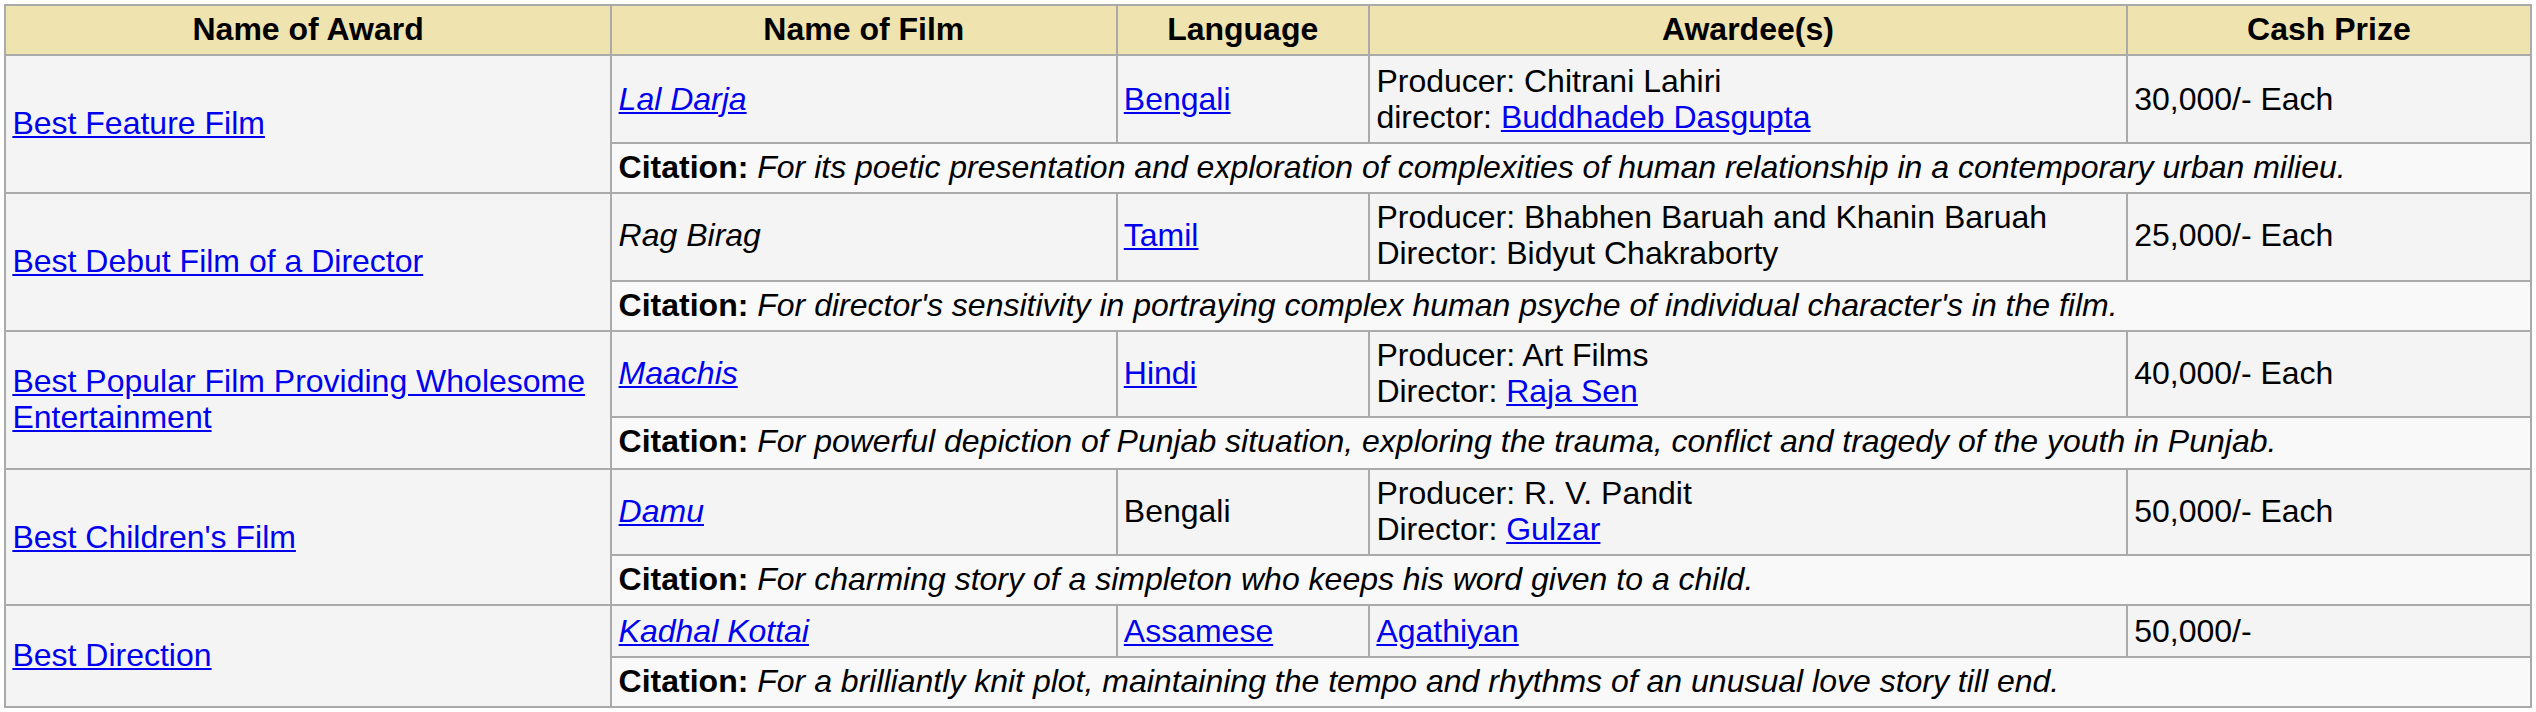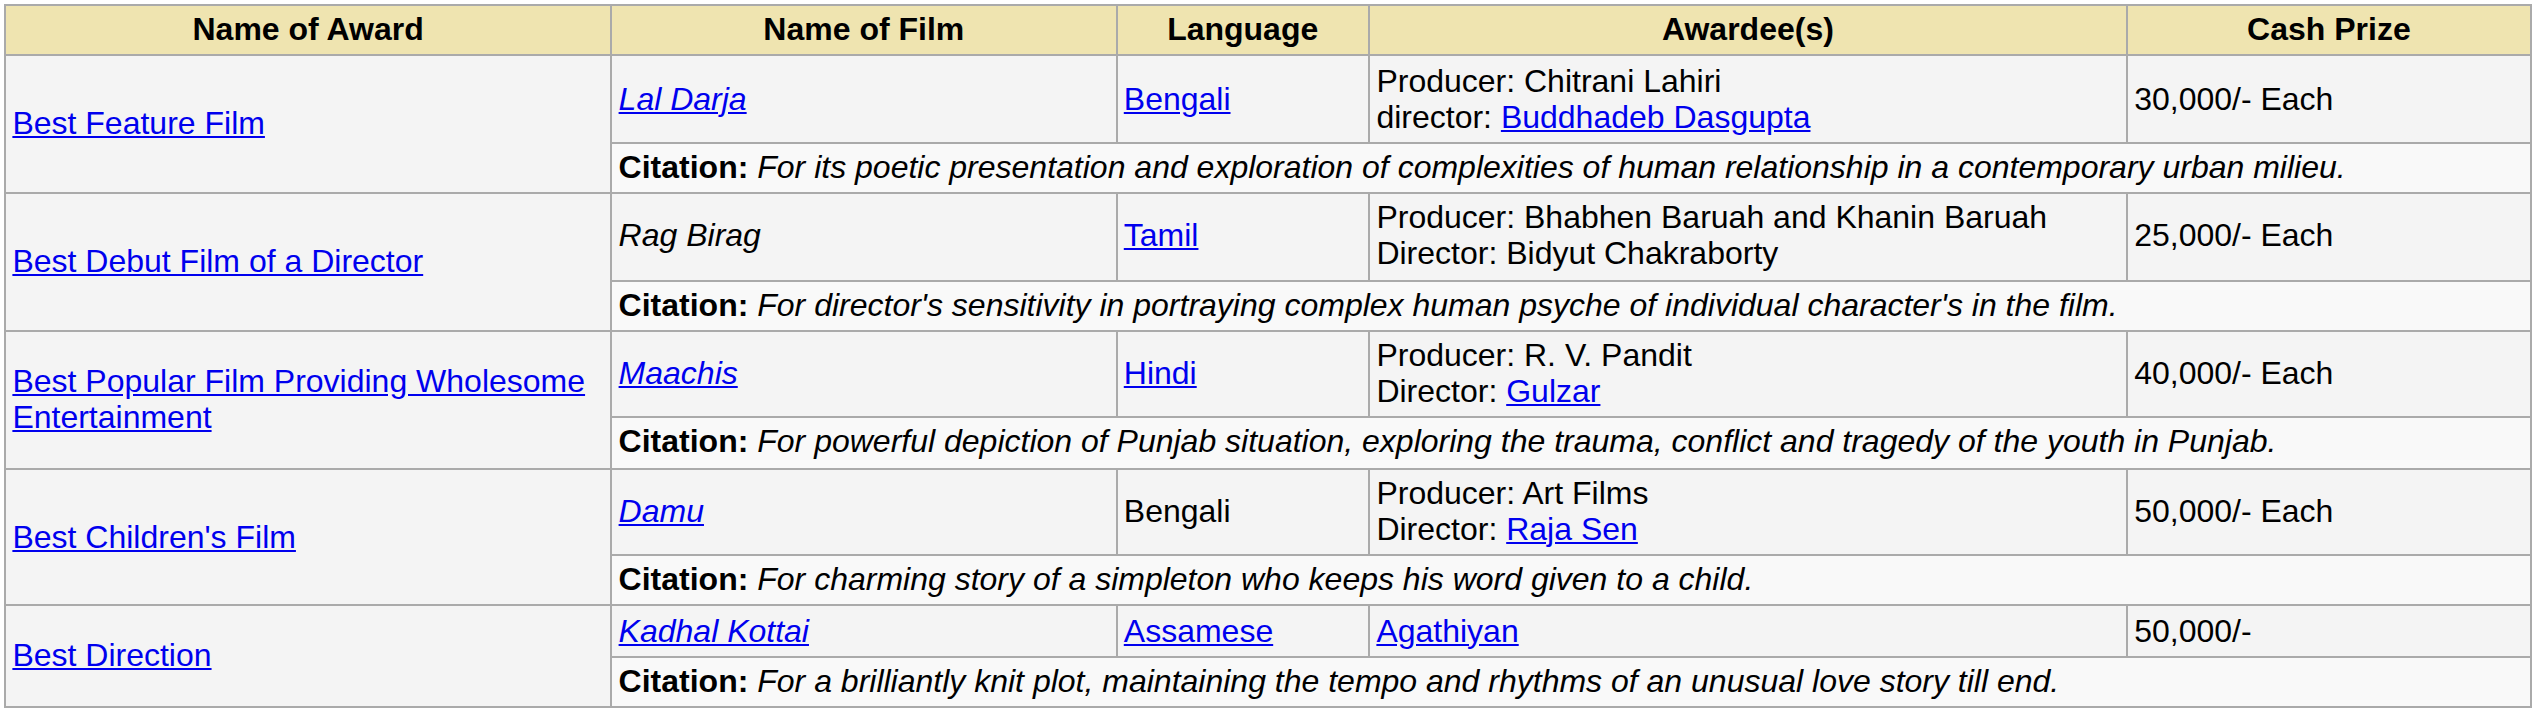(1512, 373) Producer: Art Films Director: Raja Sen -> (1534, 373) Producer: R. V. Pandit Director: Gulzar
(1534, 511) Producer: R. V. Pandit Director: Gulzar -> (1512, 511) Producer: Art Films Director: Raja Sen
